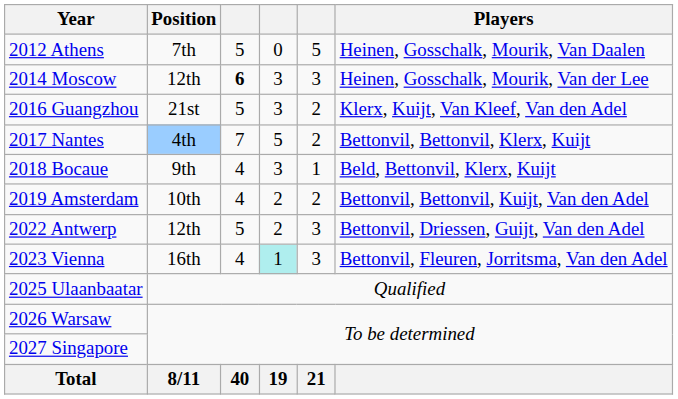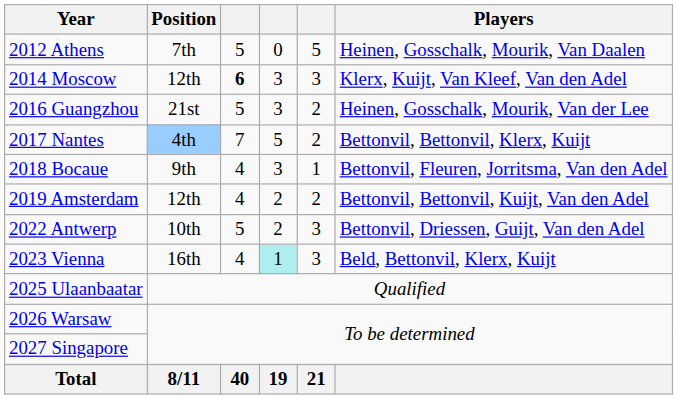(494, 79) Heinen, Gosschalk, Mourik, Van der Lee -> (483, 79) Klerx, Kuijt, Van Kleef, Van den Adel
(483, 109) Klerx, Kuijt, Van Kleef, Van den Adel -> (494, 109) Heinen, Gosschalk, Mourik, Van der Lee
(448, 169) Beld, Bettonvil, Klerx, Kuijt -> (504, 169) Bettonvil, Fleuren, Jorritsma, Van den Adel
(184, 199) 10th -> (184, 199) 12th
(184, 229) 12th -> (184, 229) 10th
(504, 259) Bettonvil, Fleuren, Jorritsma, Van den Adel -> (448, 259) Beld, Bettonvil, Klerx, Kuijt
